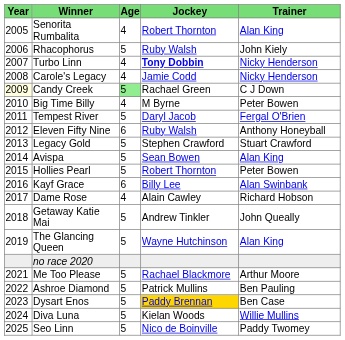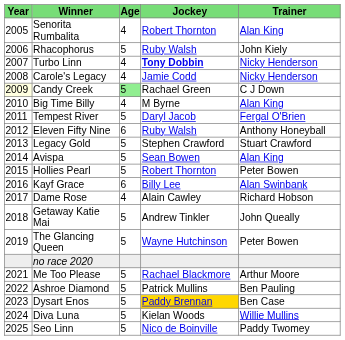(269, 103) Peter Bowen -> (262, 103) Alan King
(262, 242) Alan King -> (269, 242) Peter Bowen
